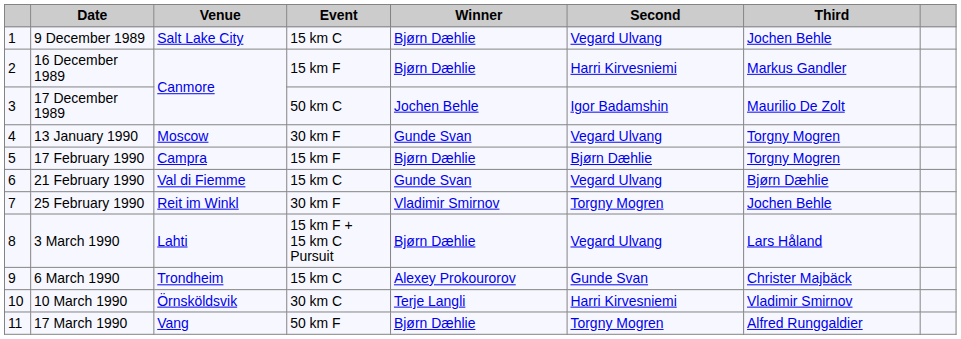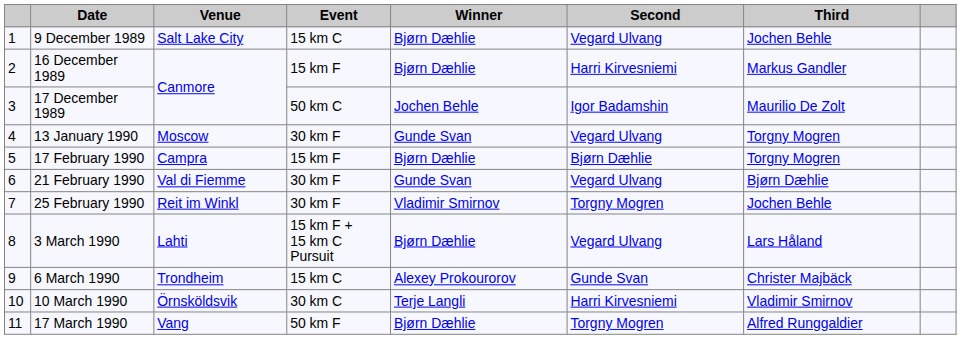(316, 181) 15 km C -> (315, 181) 30 km F
